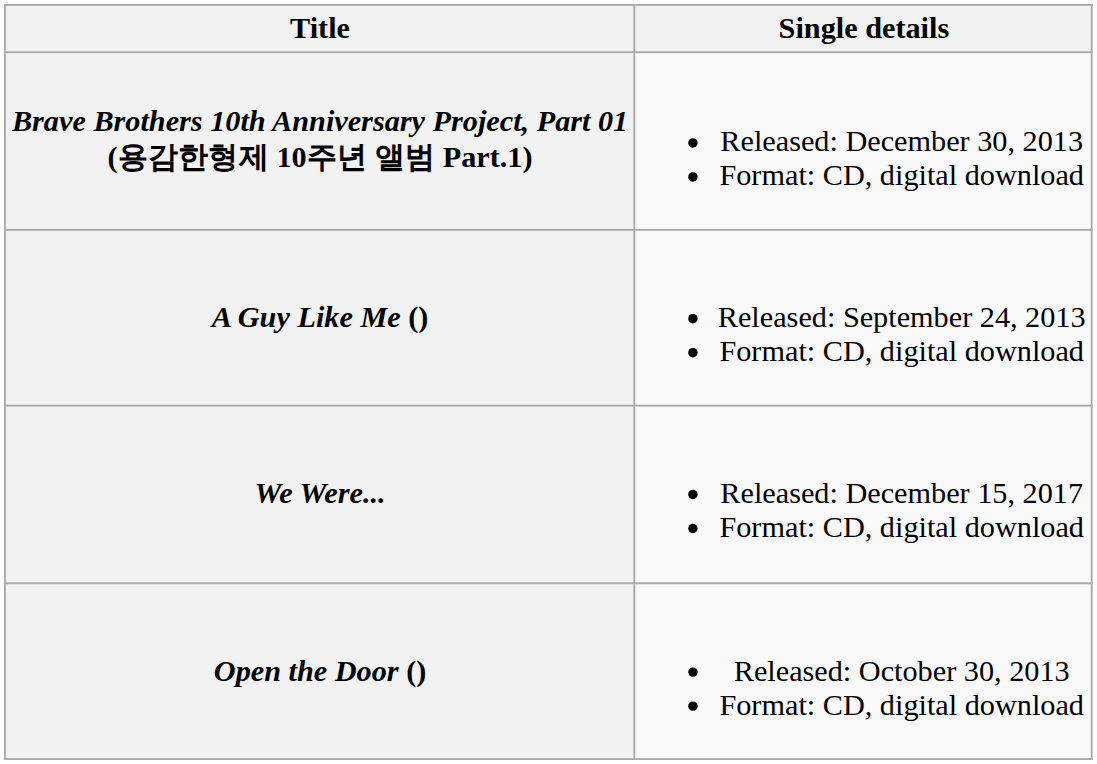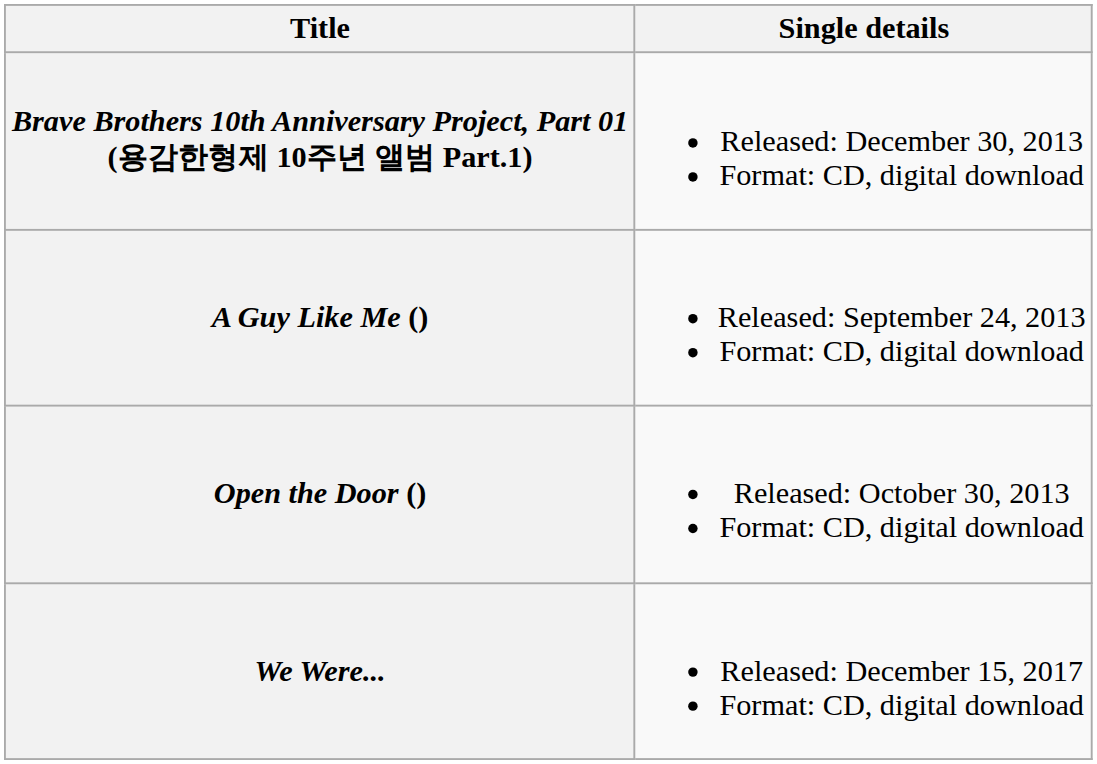rows swapped: (320, 670) <-> (320, 493)
